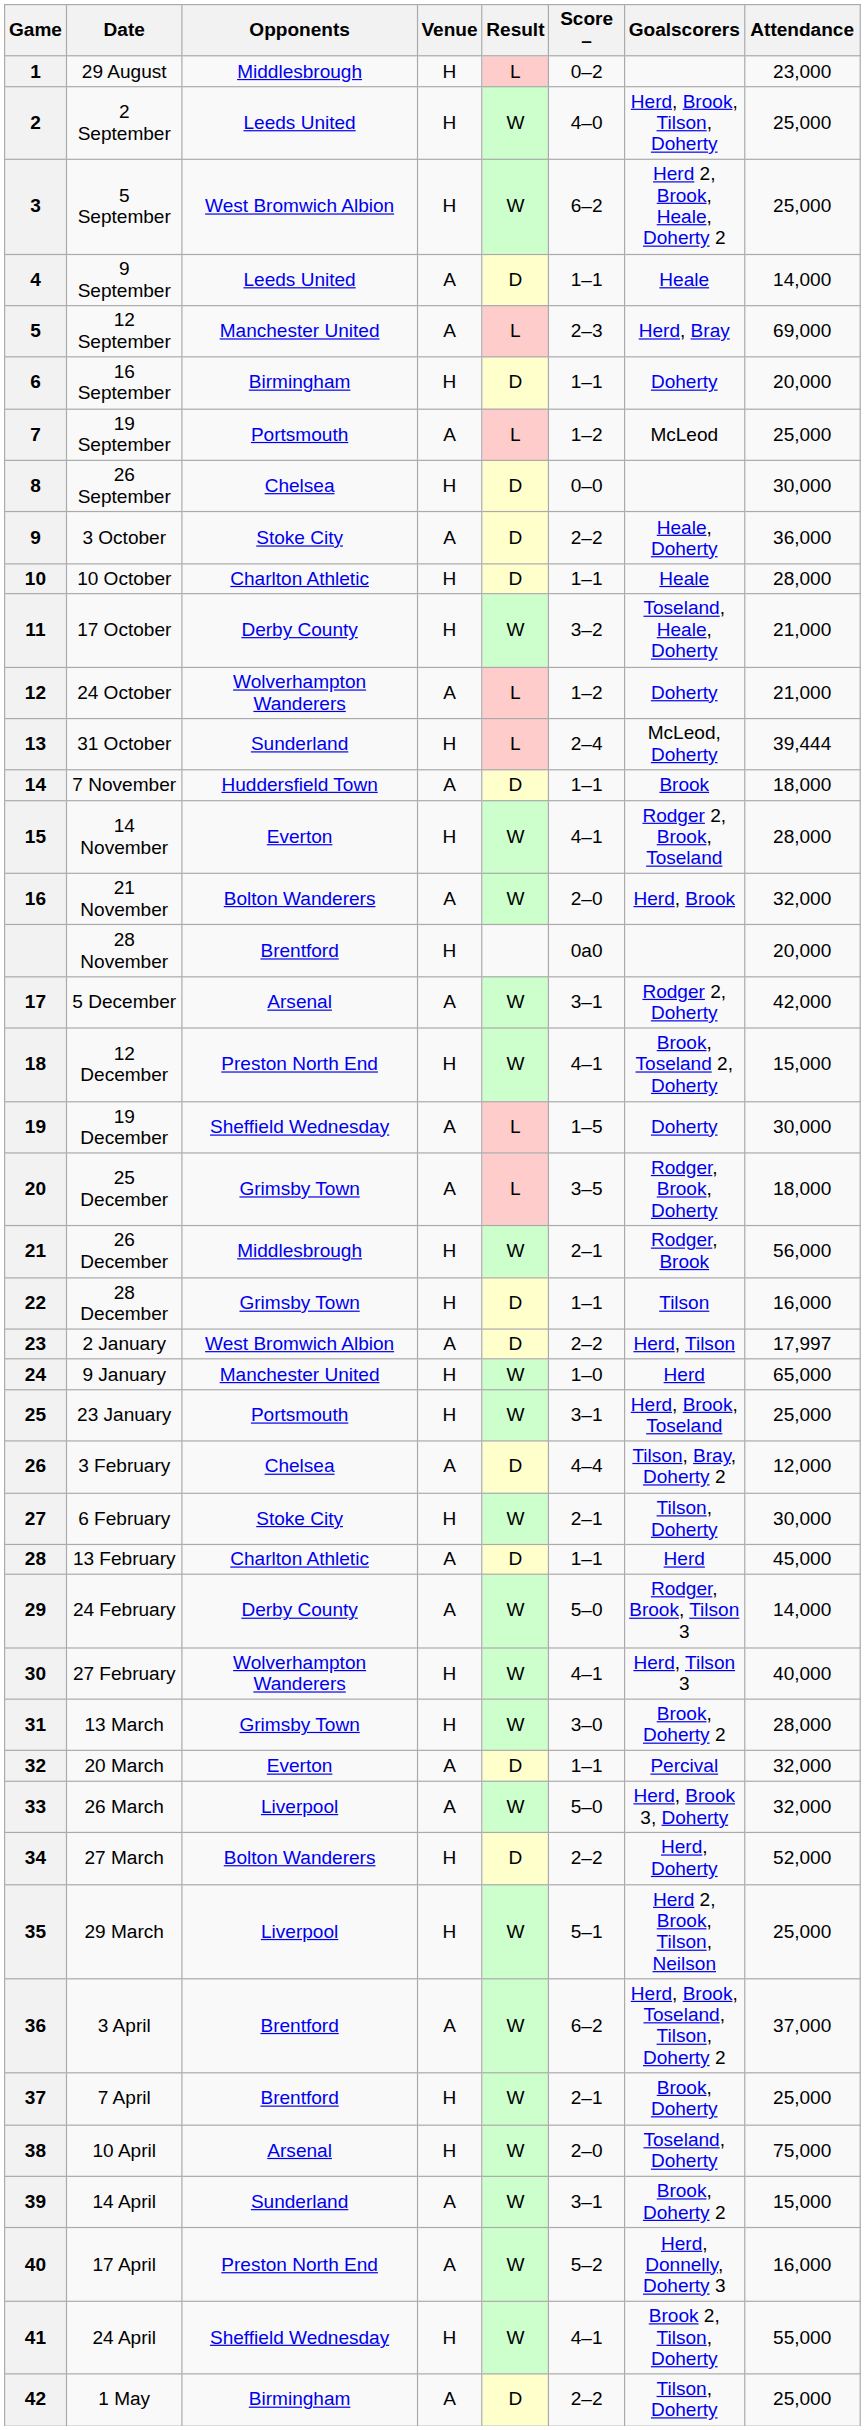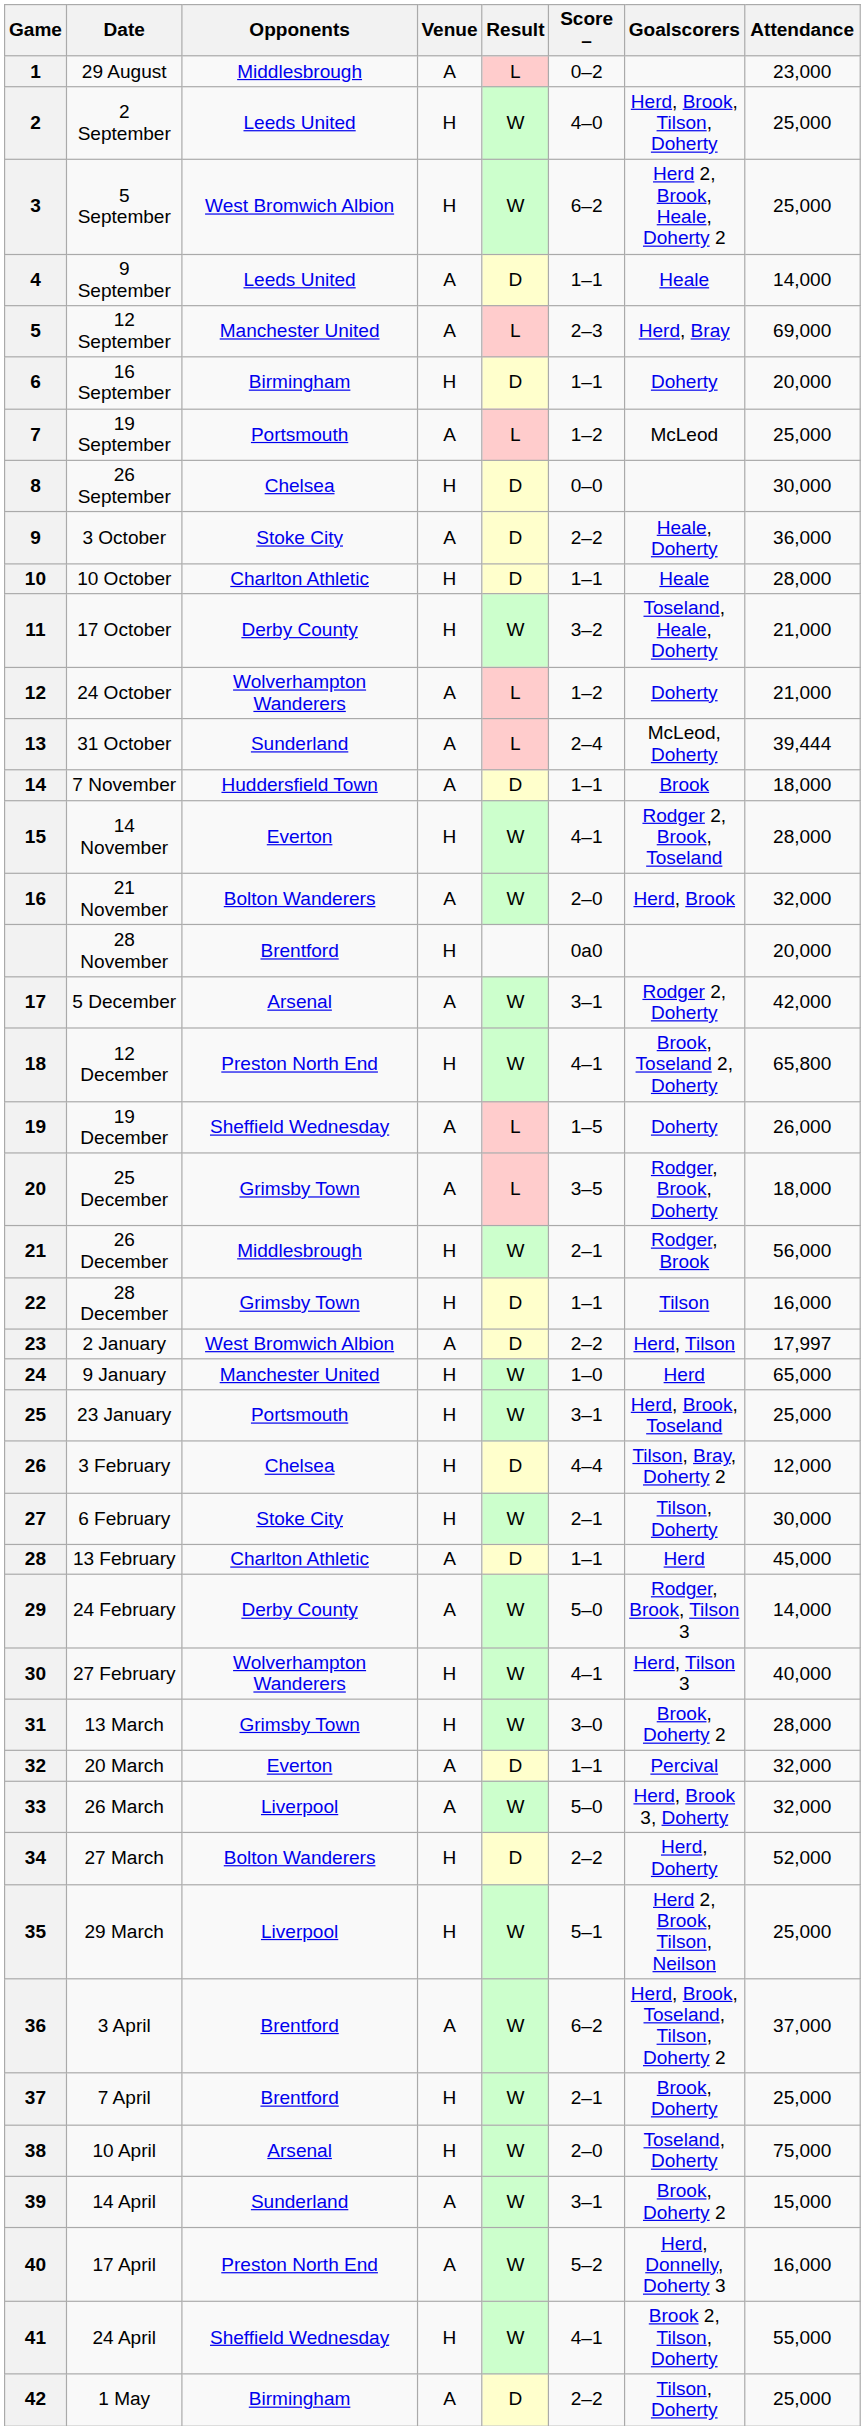(449, 71) H -> (449, 71) A
(449, 744) H -> (449, 744) A
(802, 1064) 15,000 -> (802, 1064) 65,800
(802, 1126) 30,000 -> (802, 1126) 26,000
(449, 1466) A -> (449, 1466) H
